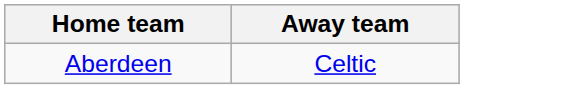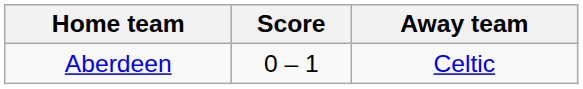+ column: (291, 24)
